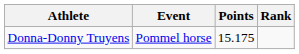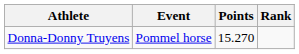(236, 37) 15.175 -> (236, 37) 15.270
